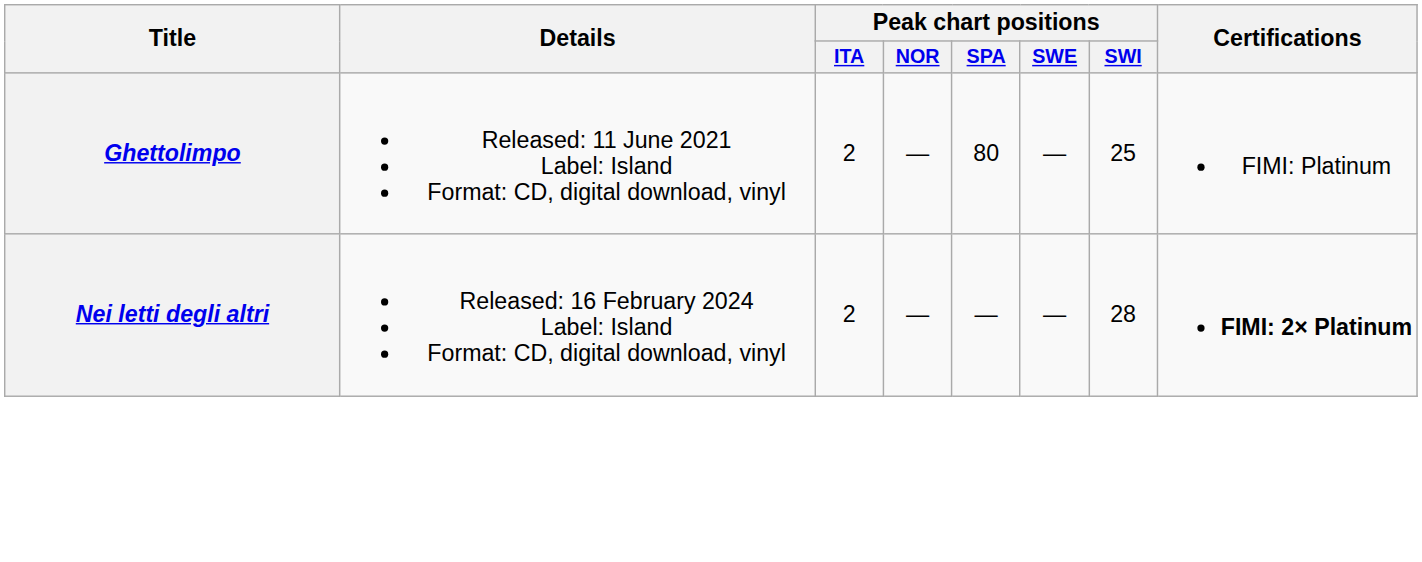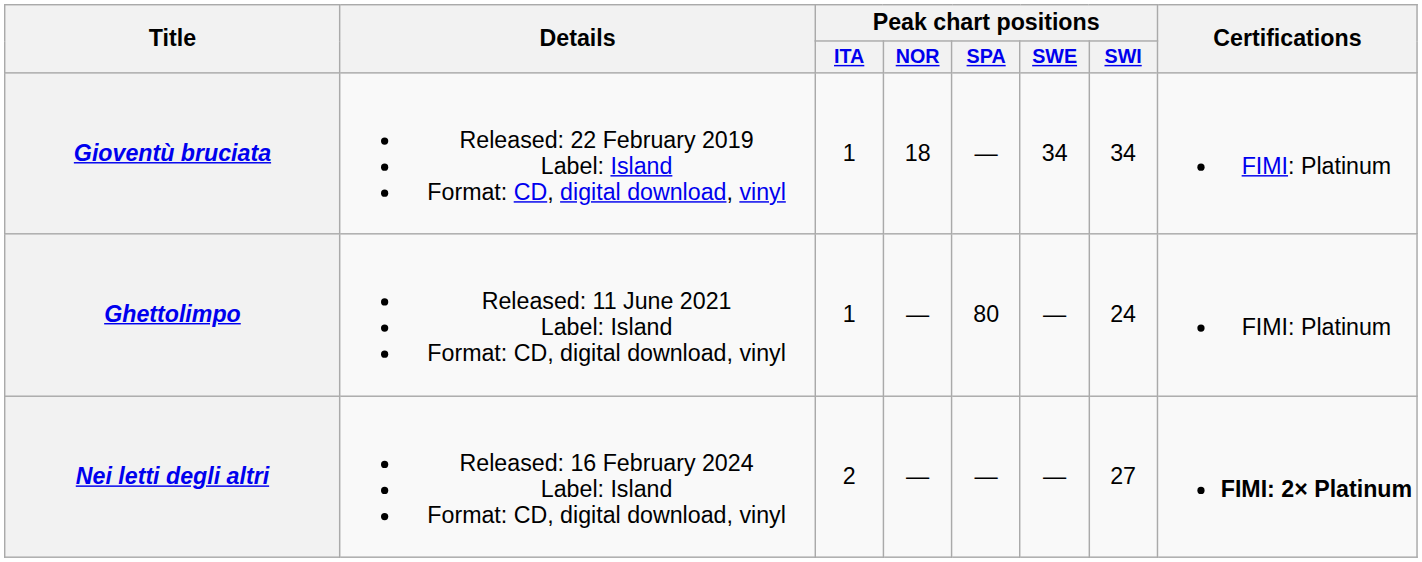+ row: (172, 153)
(849, 153) 2 -> (849, 314) 1
(1123, 153) 25 -> (1123, 314) 24
(1123, 314) 28 -> (1123, 476) 27
